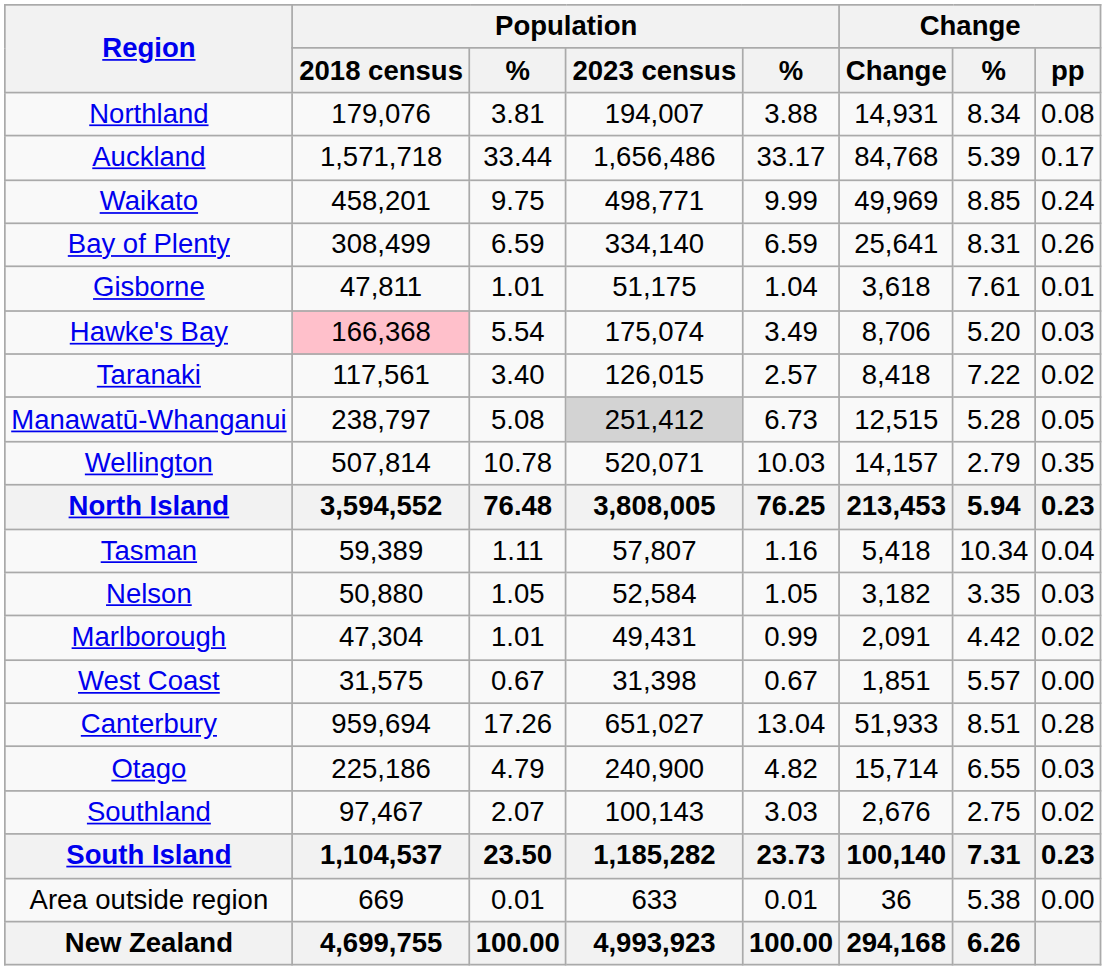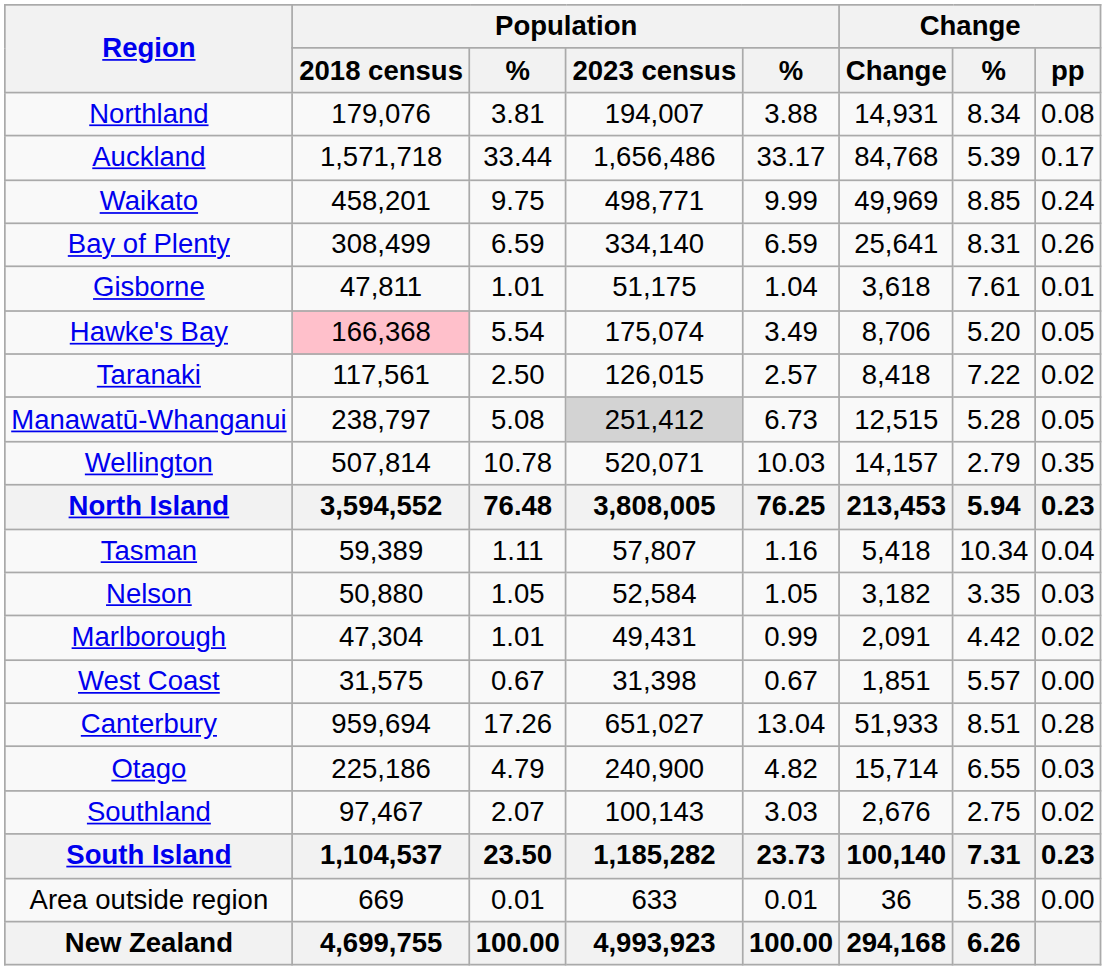(1068, 331) 0.03 -> (1068, 331) 0.05
(518, 375) 3.40 -> (518, 375) 2.50
